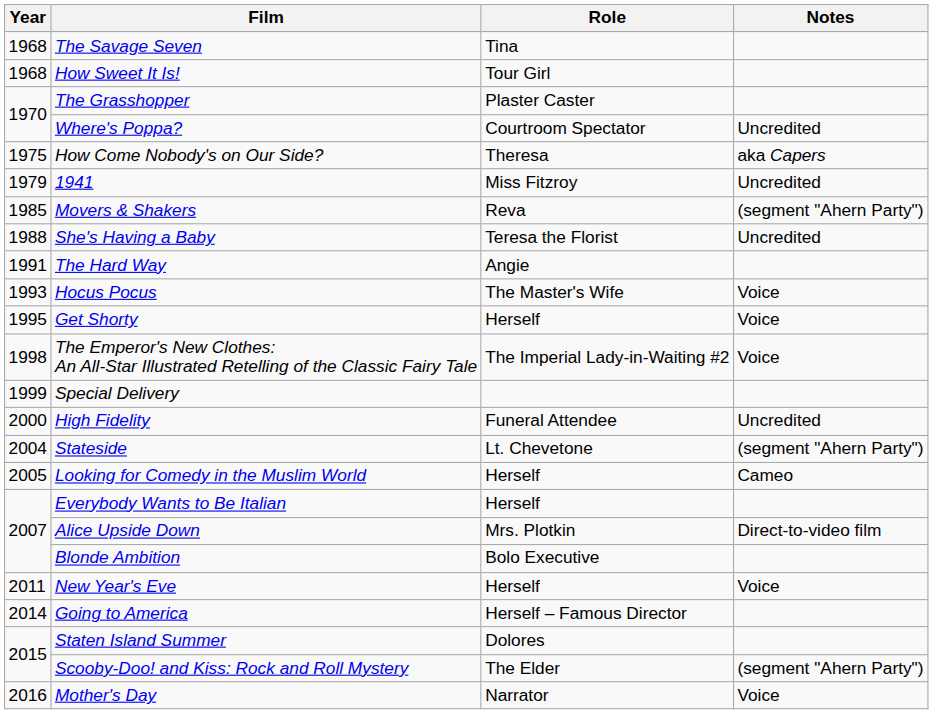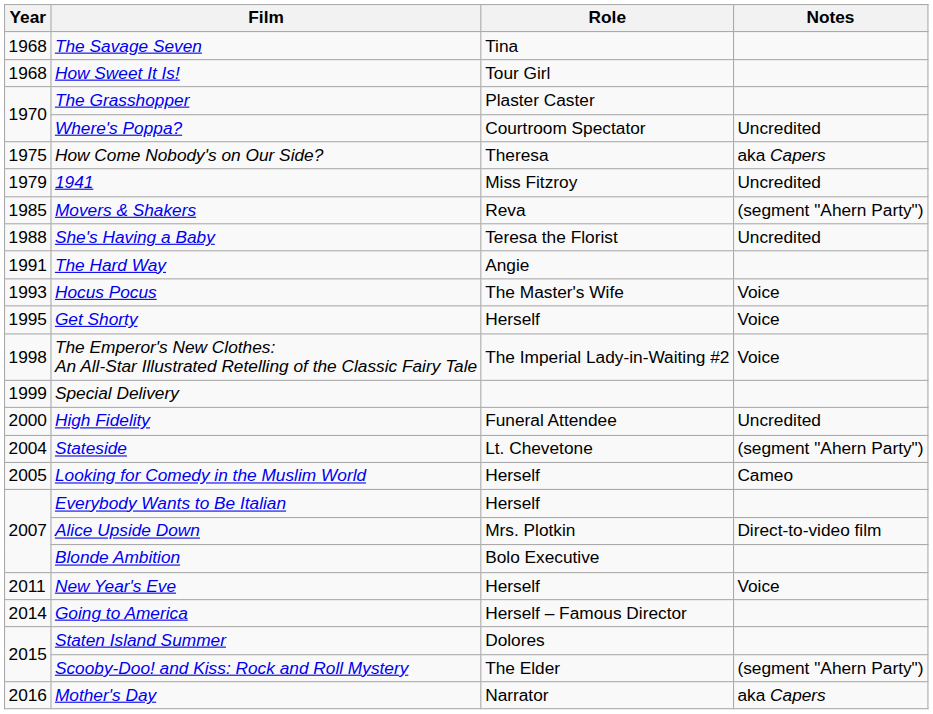(759, 695) Voice -> (782, 695) aka Capers
